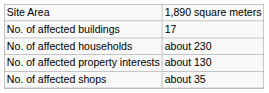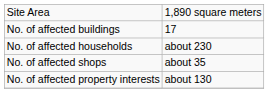rows swapped: (57, 79) <-> (83, 63)
